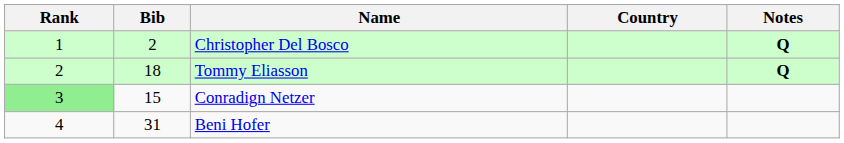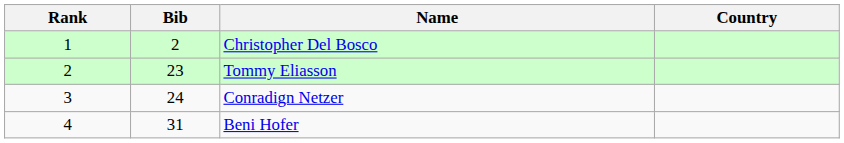- column: (783, 17)
(152, 71) 18 -> (175, 71) 23
(59, 97) lightgreen background -> (68, 97) no background
(152, 97) 15 -> (175, 97) 24
